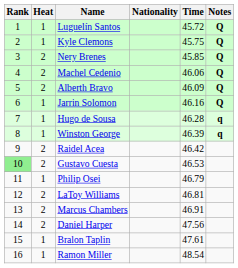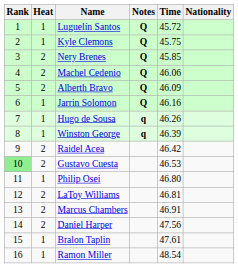columns swapped: (155, 12) <-> (220, 12)
(193, 118) 46.28 -> (170, 118) 46.26
(193, 179) 46.79 -> (170, 179) 46.80
